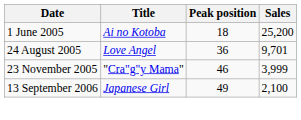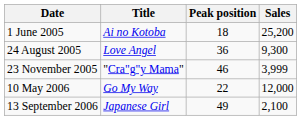(275, 50) 9,701 -> (275, 50) 9,300
+ row: (38, 87)
